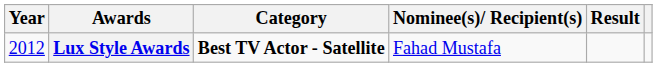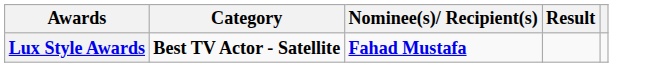- column: (27, 18)
(447, 47) normal -> (408, 47) bold
